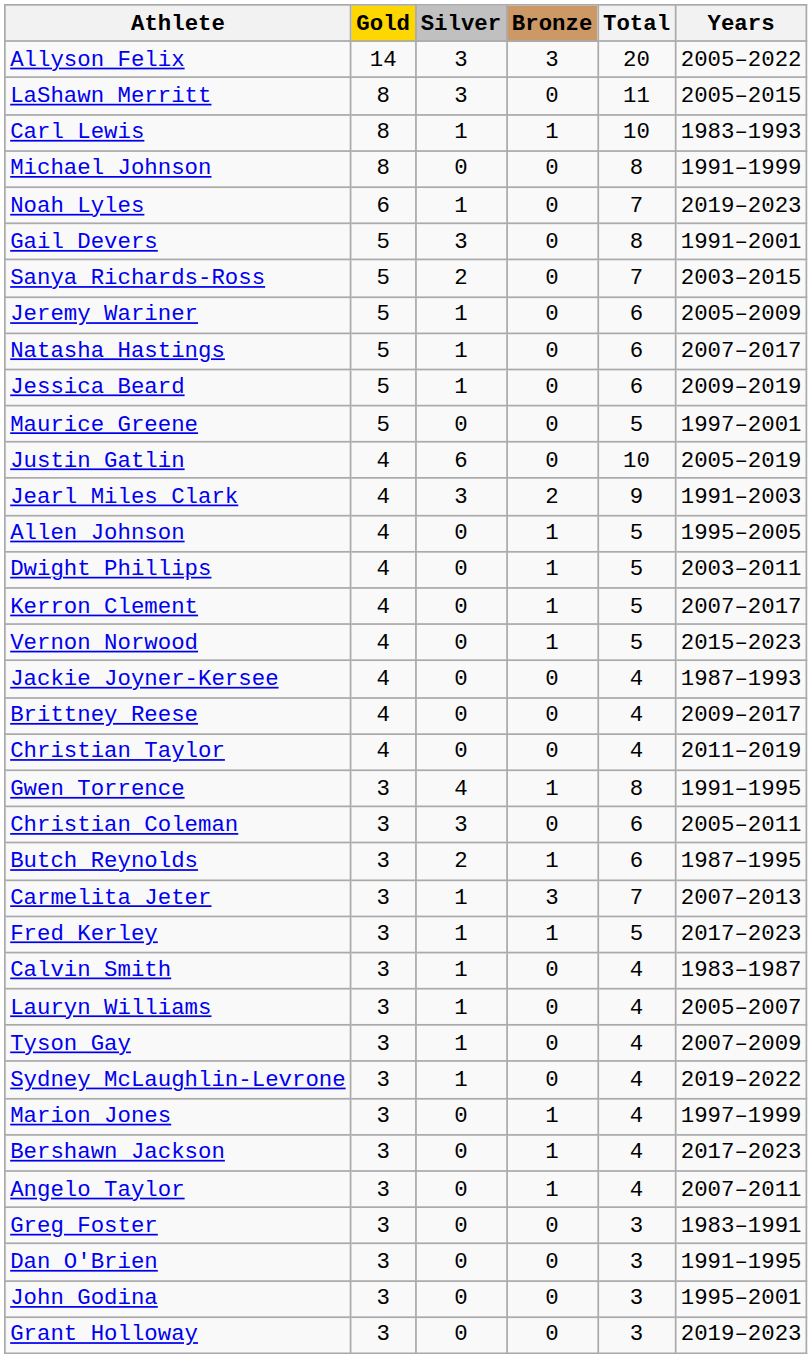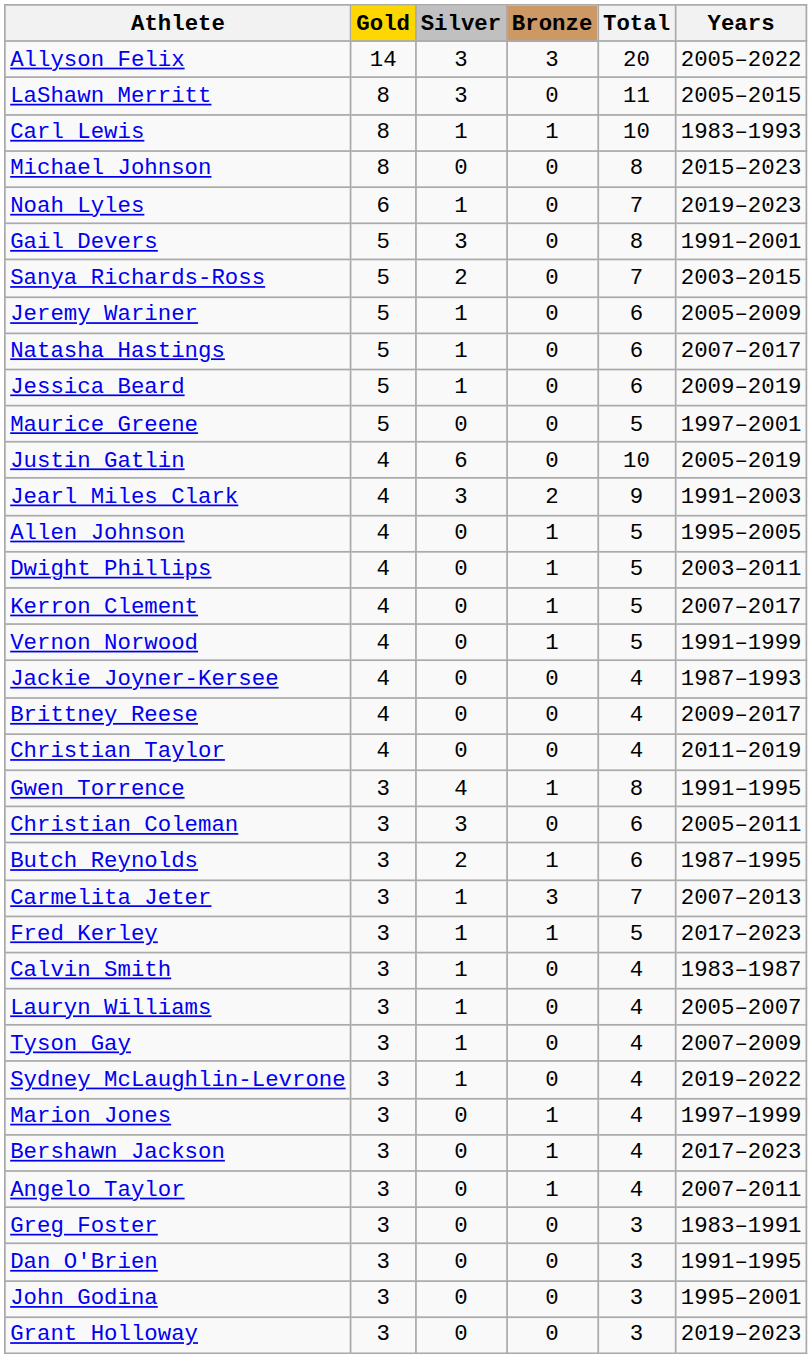(741, 169) 1991–1999 -> (741, 169) 2015–2023
(741, 643) 2015–2023 -> (741, 643) 1991–1999
